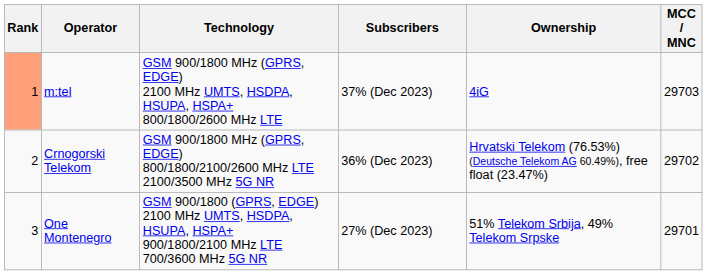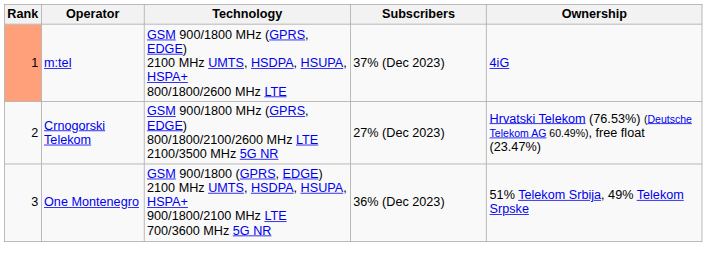- column: (681, 28)
(387, 161) 36% (Dec 2023) -> (399, 132) 27% (Dec 2023)
(387, 231) 27% (Dec 2023) -> (399, 202) 36% (Dec 2023)
